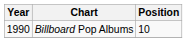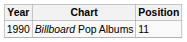(144, 29) 10 -> (144, 29) 11
